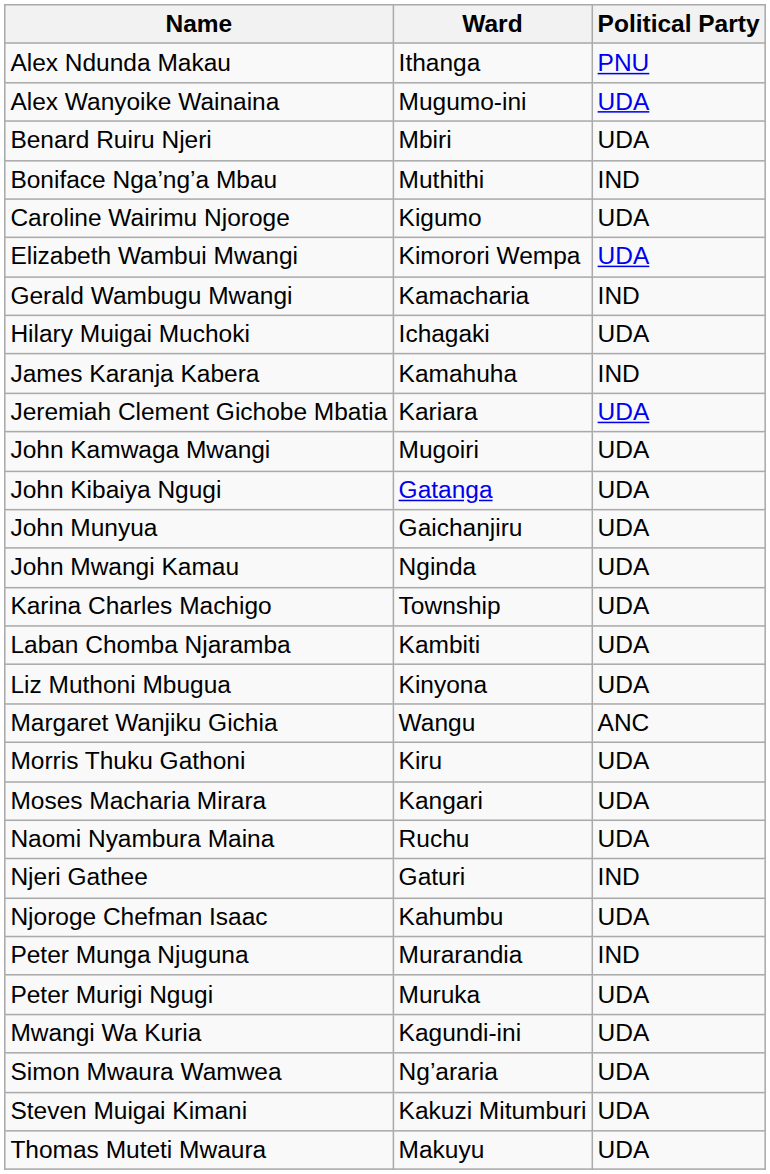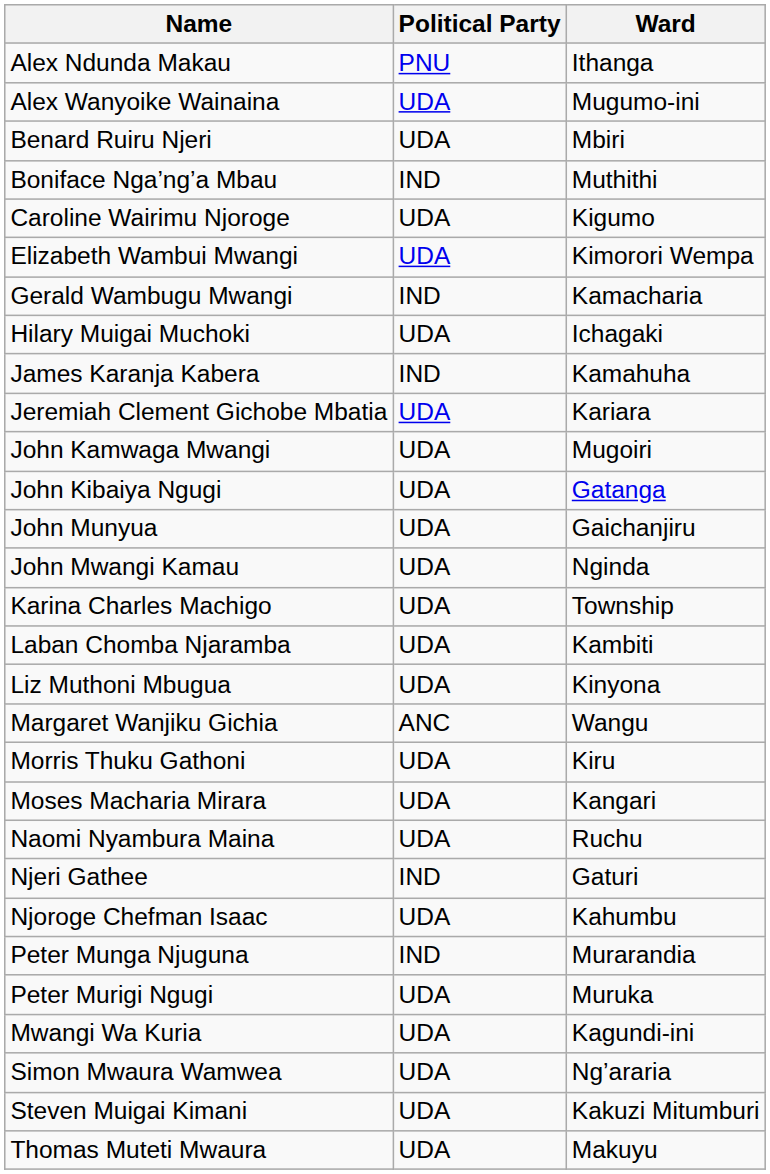columns swapped: (679, 23) <-> (492, 23)
